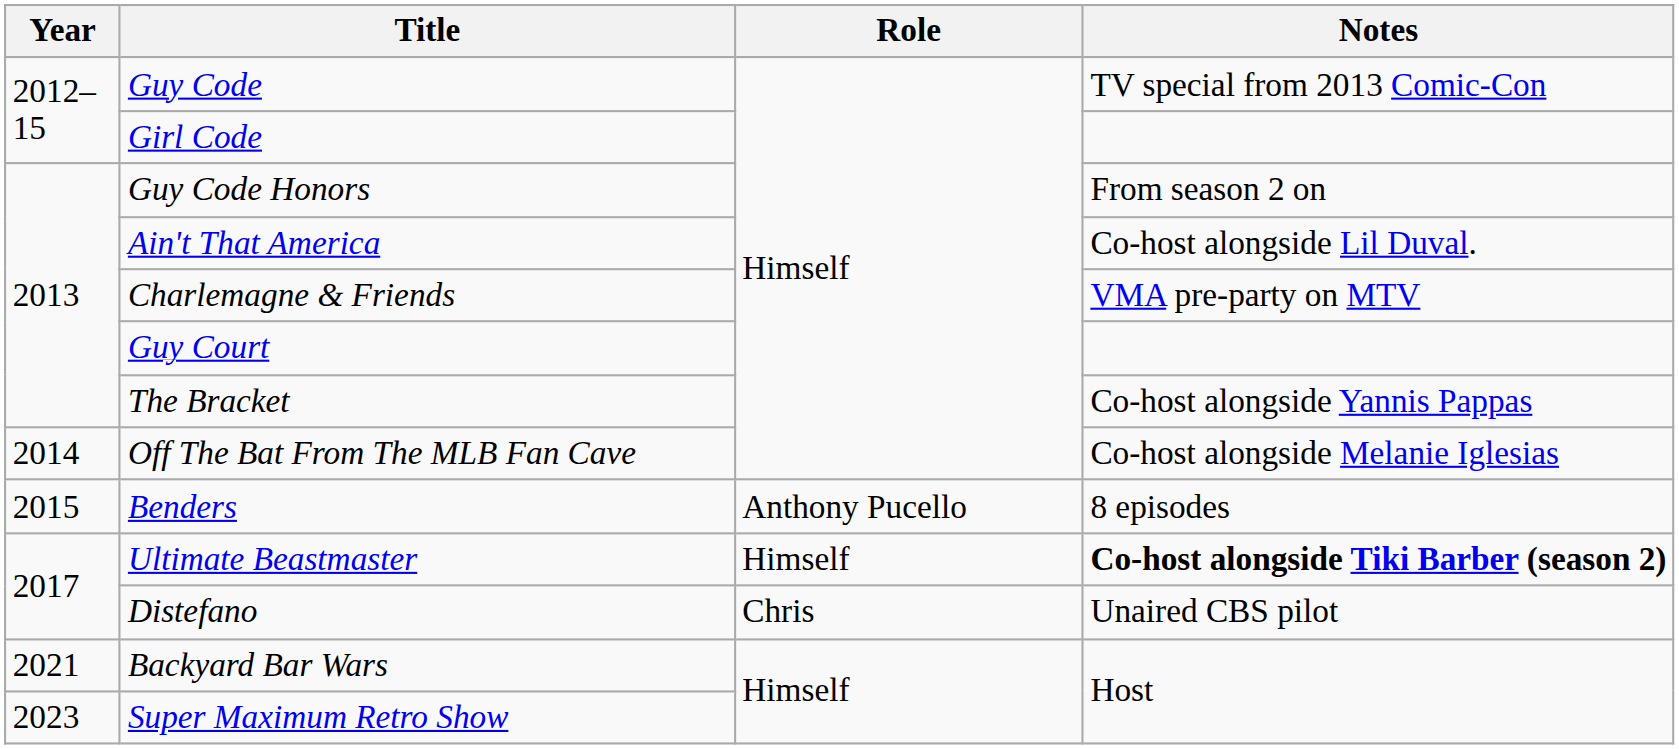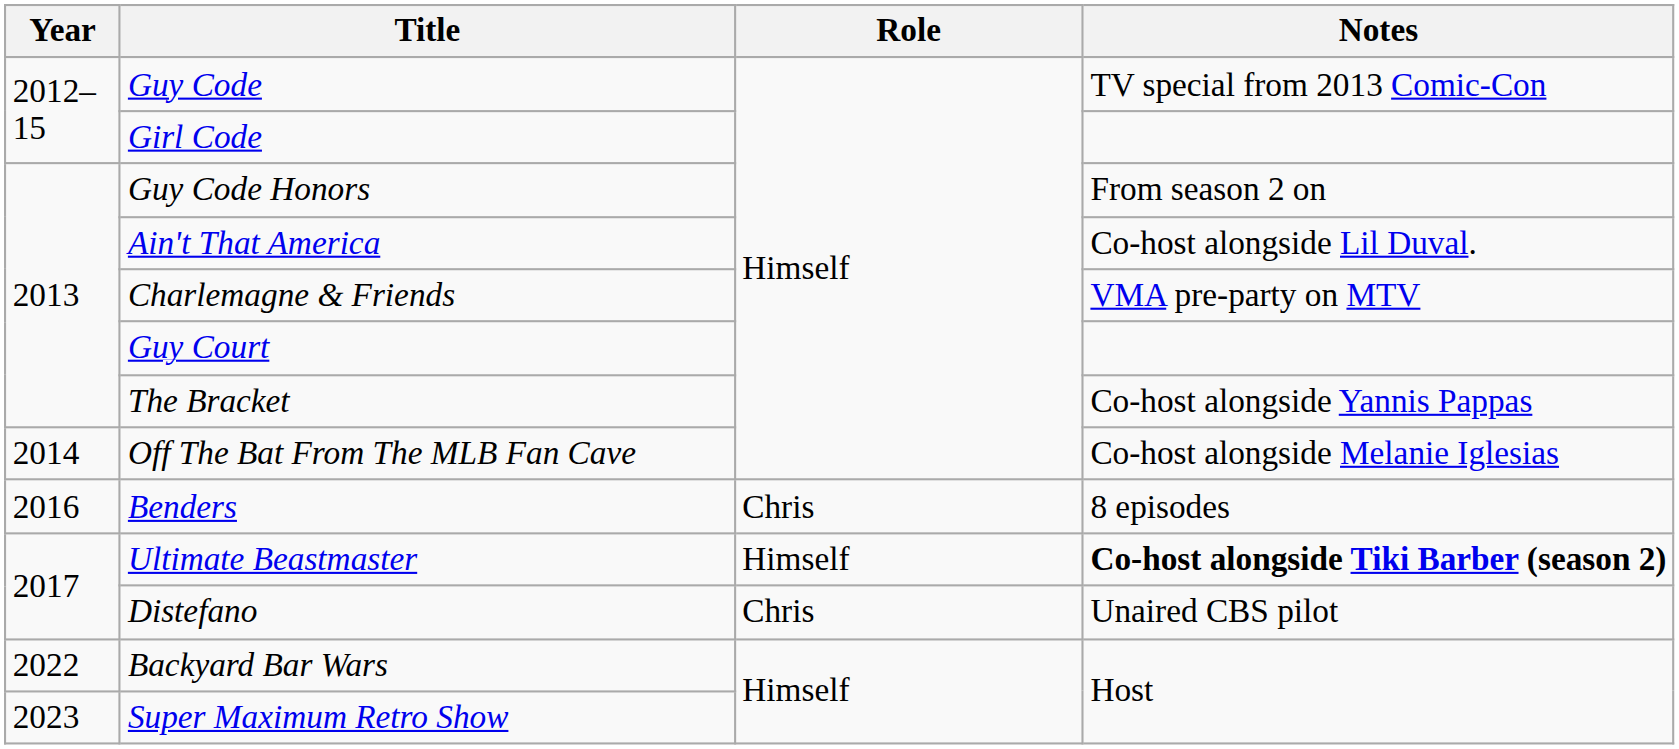(46, 505) 2015 -> (46, 505) 2016
(855, 505) Anthony Pucello -> (778, 505) Chris
(46, 664) 2021 -> (46, 664) 2022
